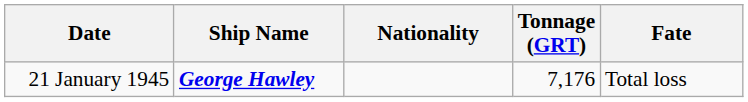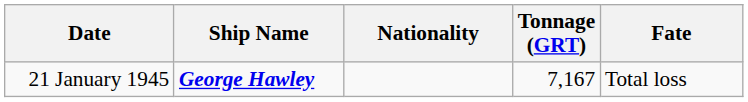(571, 79) 7,176 -> (571, 79) 7,167
